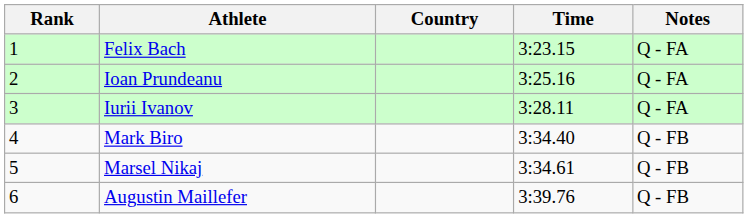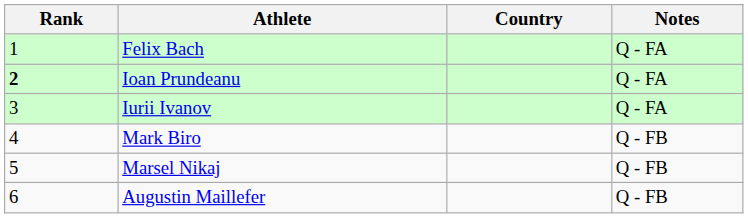- column: (573, 19)
(14, 78) normal -> (14, 78) bold
